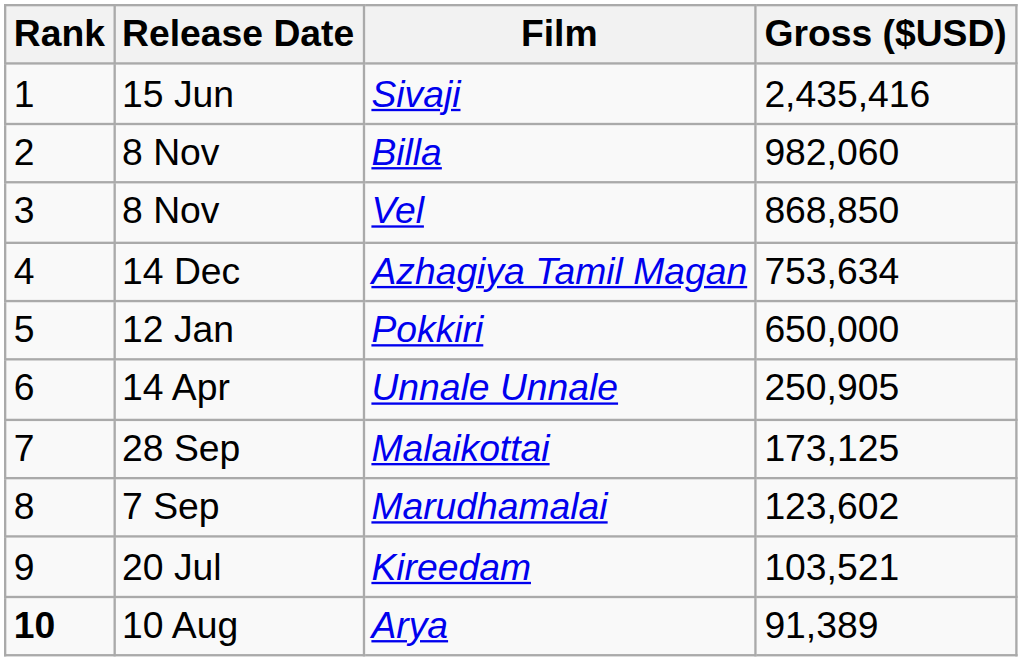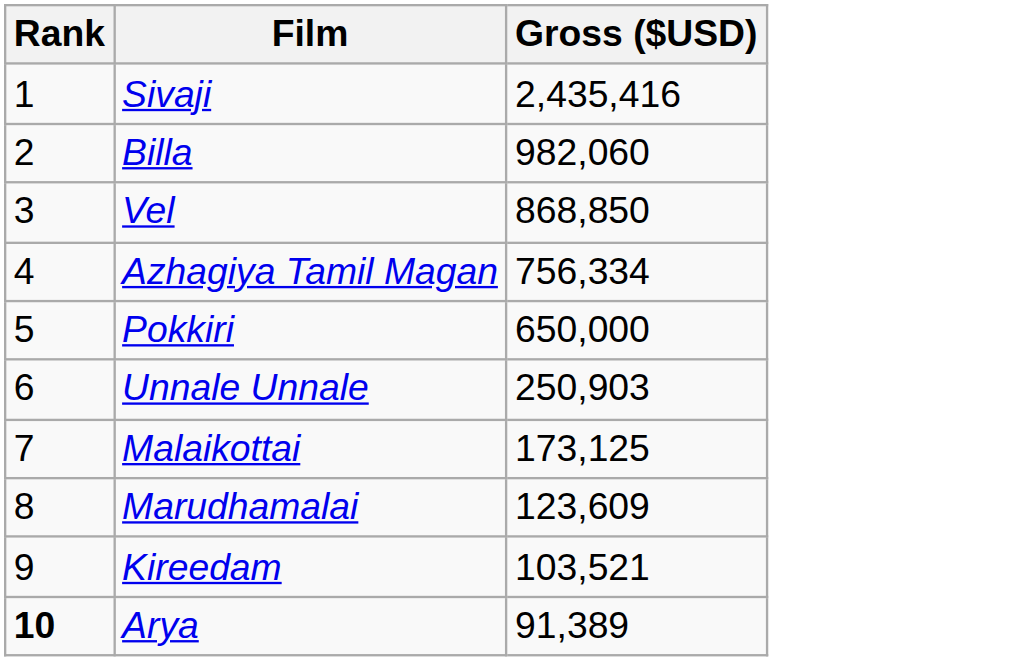- column: (238, 34)
(832, 270) 753,634 -> (582, 270) 756,334
(832, 388) 250,905 -> (582, 388) 250,903
(832, 507) 123,602 -> (582, 507) 123,609
